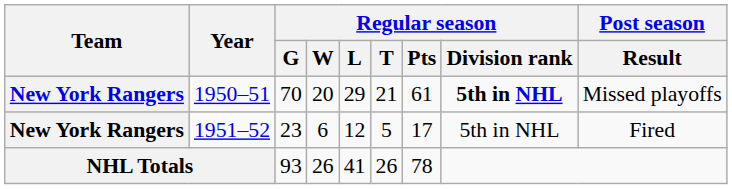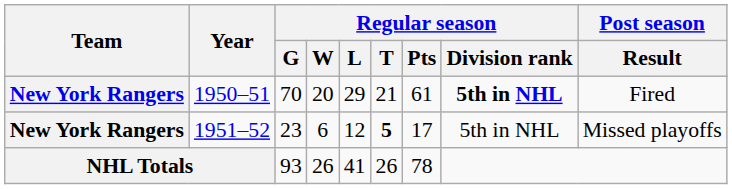(652, 94) Missed playoffs -> (652, 94) Fired
(386, 130) normal -> (386, 130) bold
(652, 130) Fired -> (652, 130) Missed playoffs
